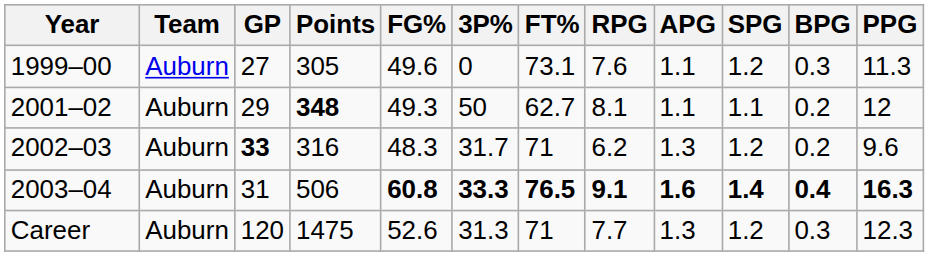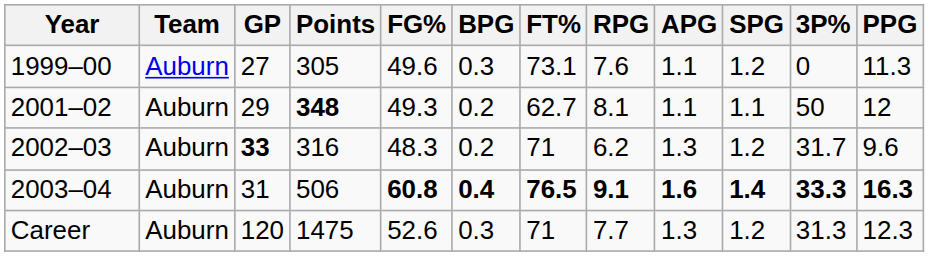columns swapped: (486, 25) <-> (823, 25)
